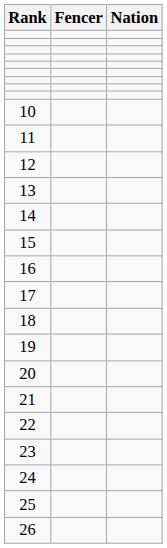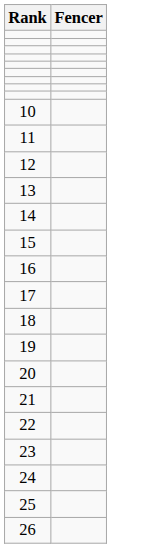- column: (134, 17)
